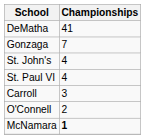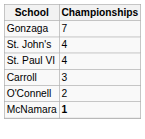- row: (27, 28)
